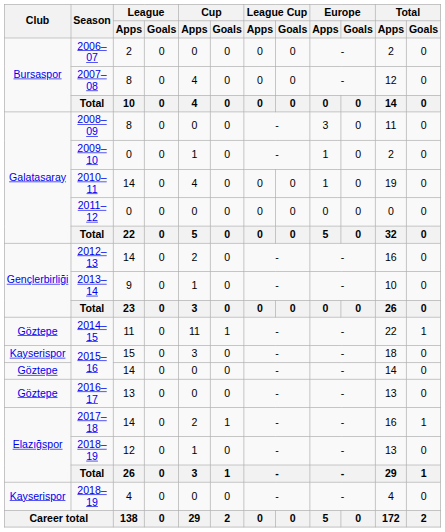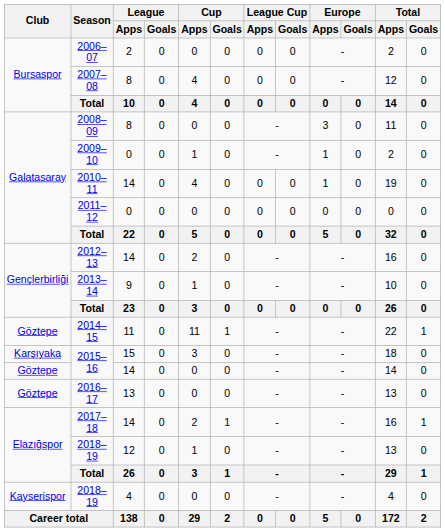(38, 354) Kayserispor -> (38, 354) Karşıyaka
